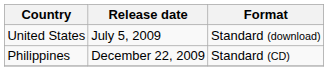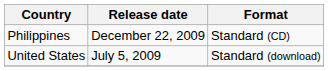rows swapped: (39, 55) <-> (46, 35)
